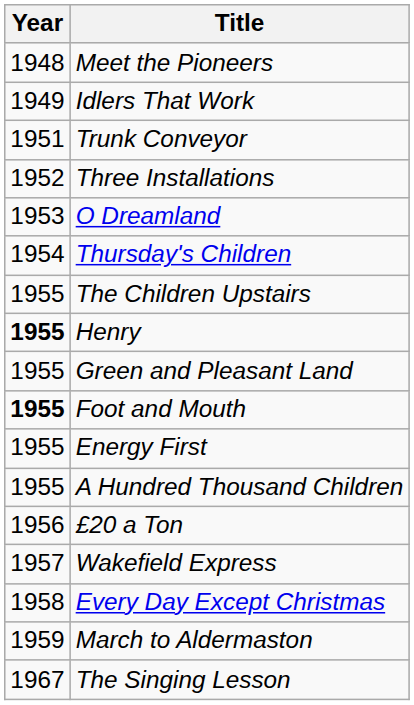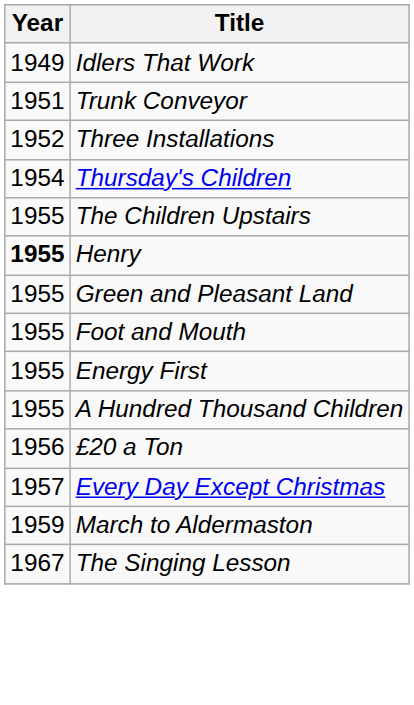- row: (174, 62)
- row: (148, 216)
(37, 409) bold -> (37, 332) normal
- row: (176, 563)
(37, 602) 1958 -> (37, 486) 1957
